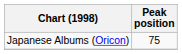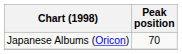(154, 40) 75 -> (154, 40) 70
